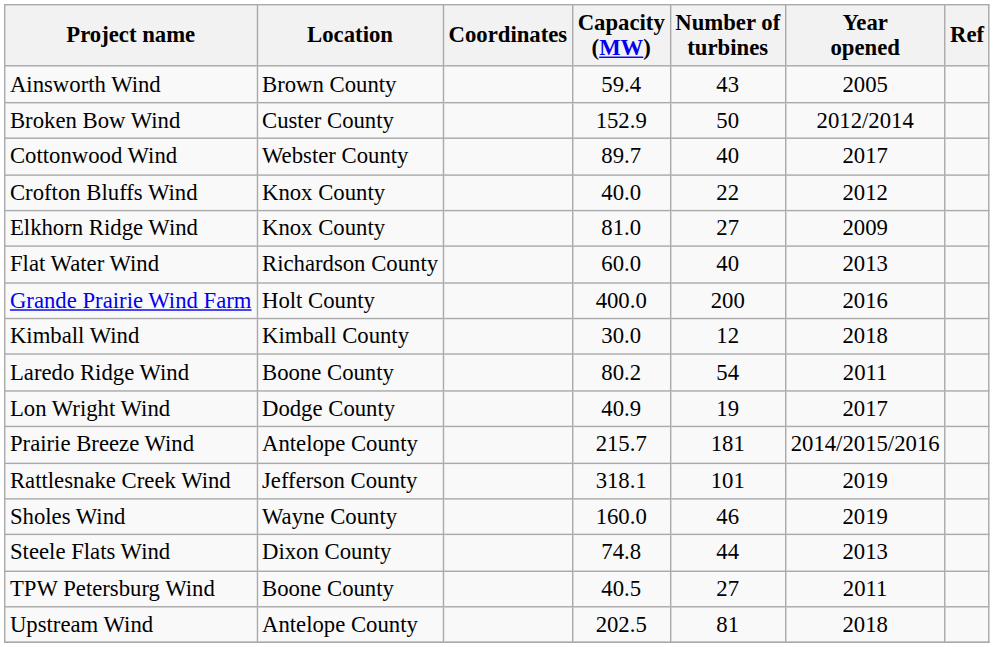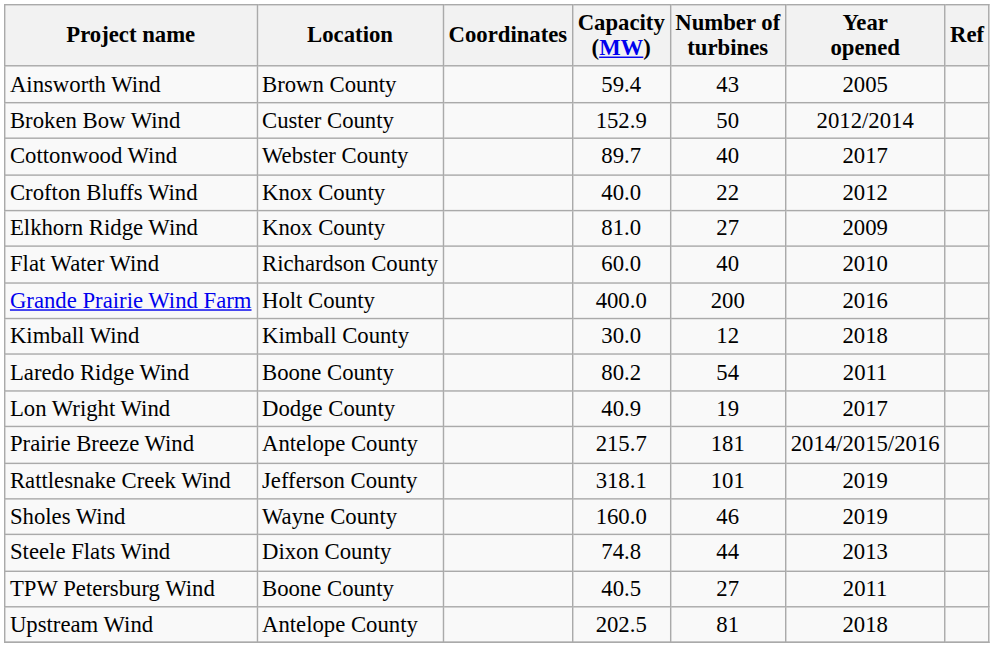(865, 264) 2013 -> (865, 264) 2010
